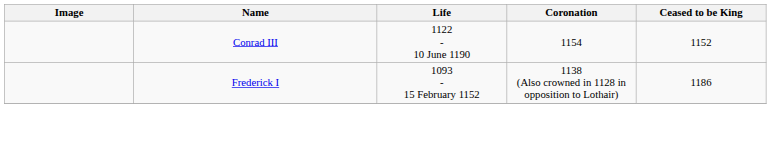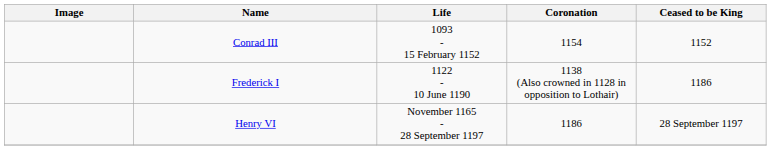(442, 42) 1122 - 10 June 1190 -> (442, 42) 1093 - 15 February 1152
(442, 83) 1093 - 15 February 1152 -> (442, 83) 1122 - 10 June 1190
+ row: (255, 124)
